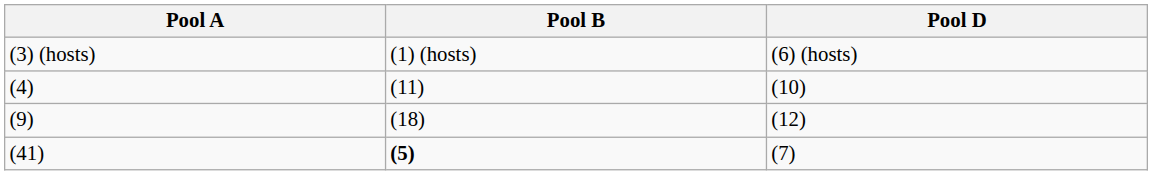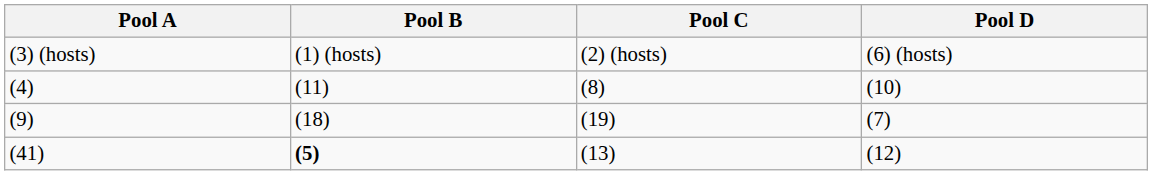+ column: (719, 20)
(789, 119) (12) -> (879, 119) (7)
(783, 152) (7) -> (884, 152) (12)
